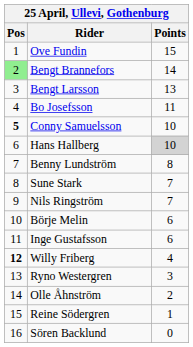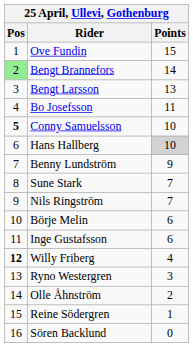(170, 164) 8 -> (170, 164) 9
